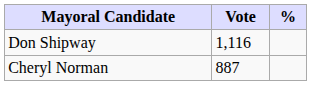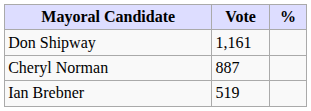(233, 42) 1,116 -> (234, 42) 1,161
+ row: (46, 93)
